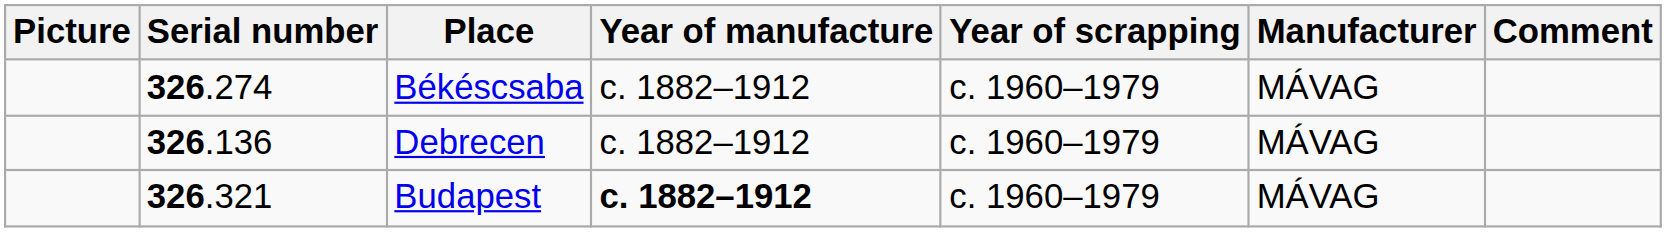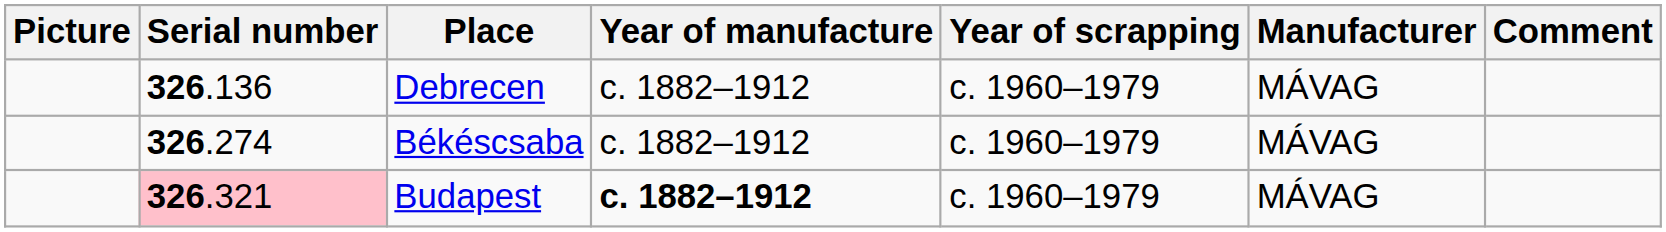rows swapped: (470, 142) <-> (489, 87)
(210, 197) no background -> (210, 197) pink background
